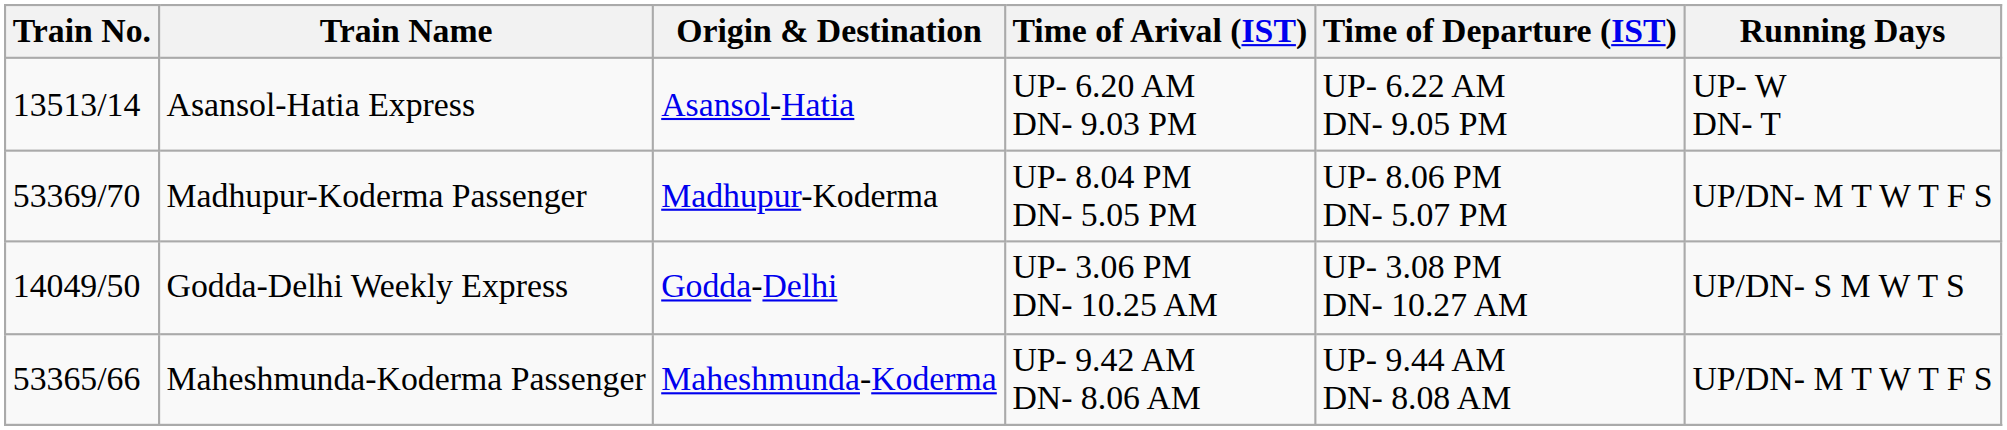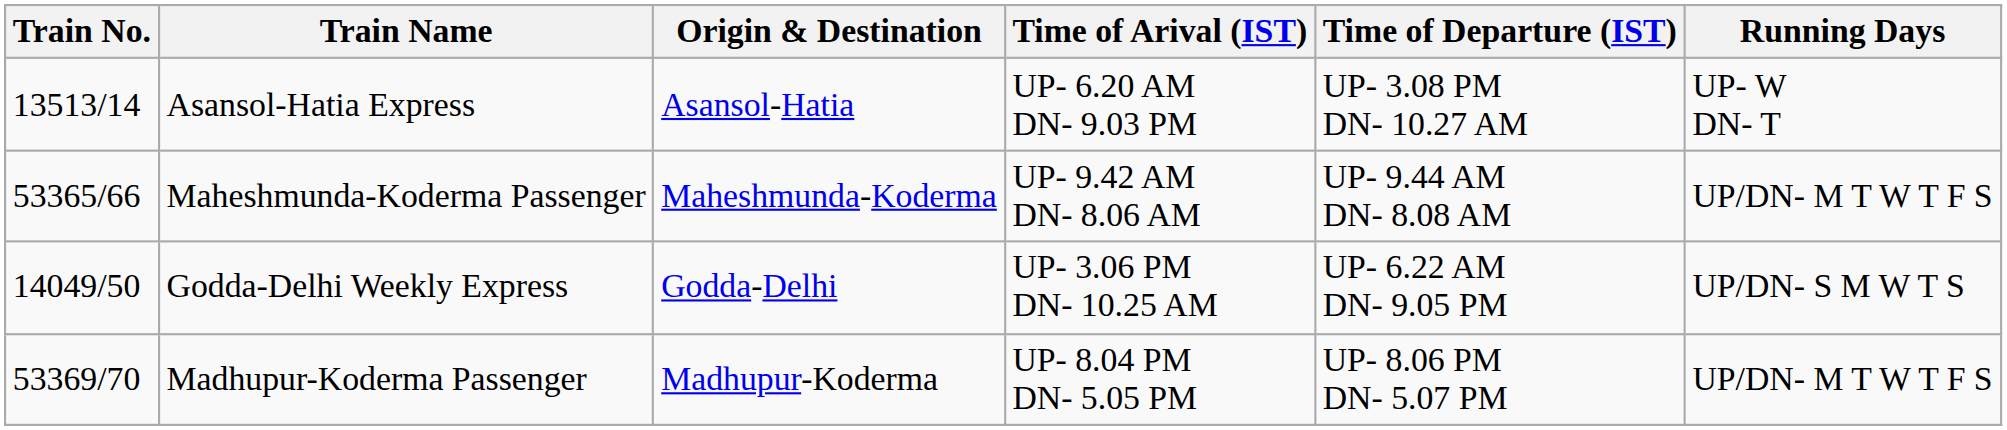(1415, 103) UP- 6.22 AM DN- 9.05 PM -> (1425, 103) UP- 3.08 PM DN- 10.27 AM
rows swapped: (406, 378) <-> (377, 195)
(1425, 286) UP- 3.08 PM DN- 10.27 AM -> (1415, 286) UP- 6.22 AM DN- 9.05 PM
